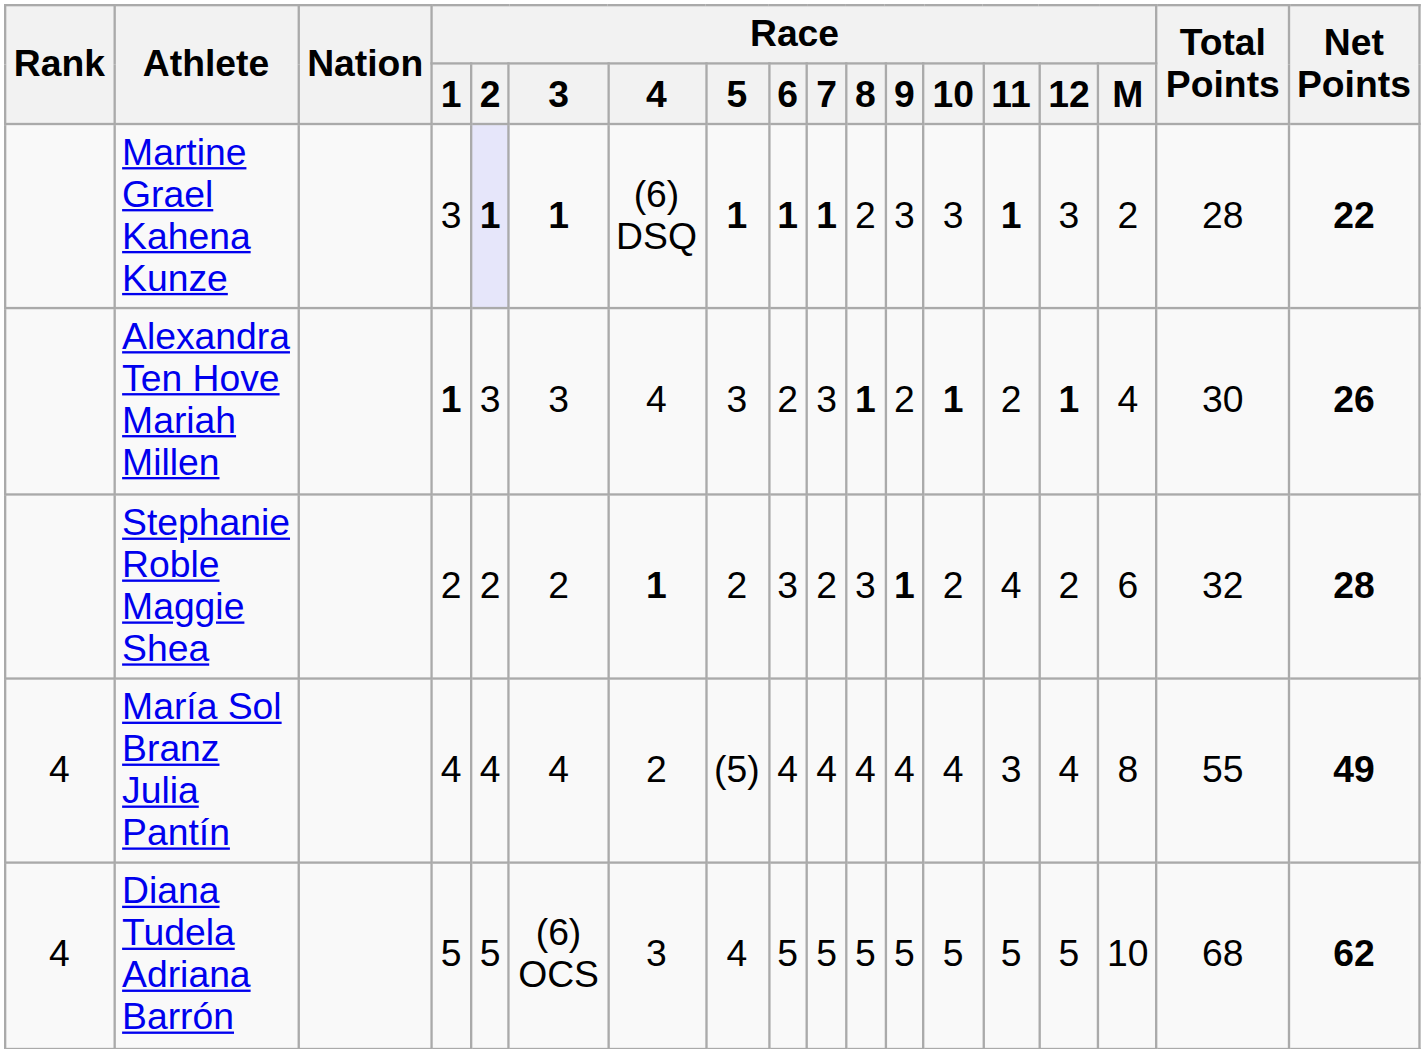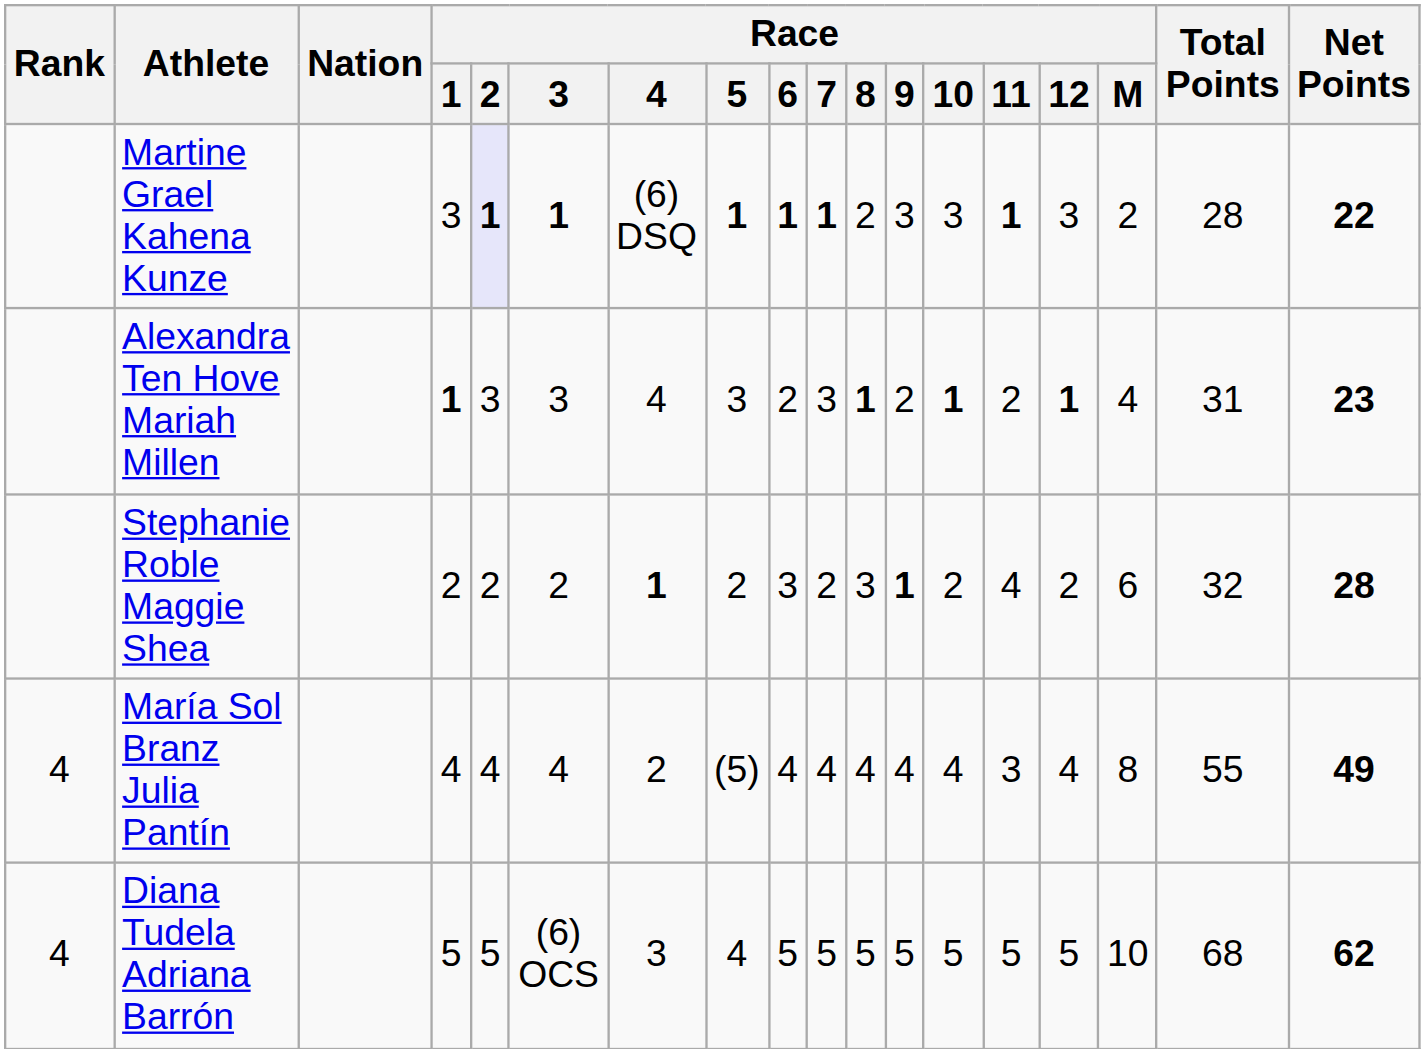(1223, 400) 30 -> (1223, 400) 31
(1354, 400) 26 -> (1354, 400) 23
